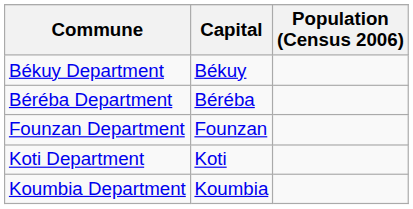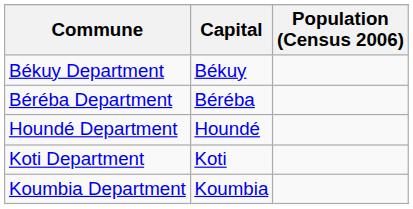- row: (97, 129)
+ row: (93, 129)
